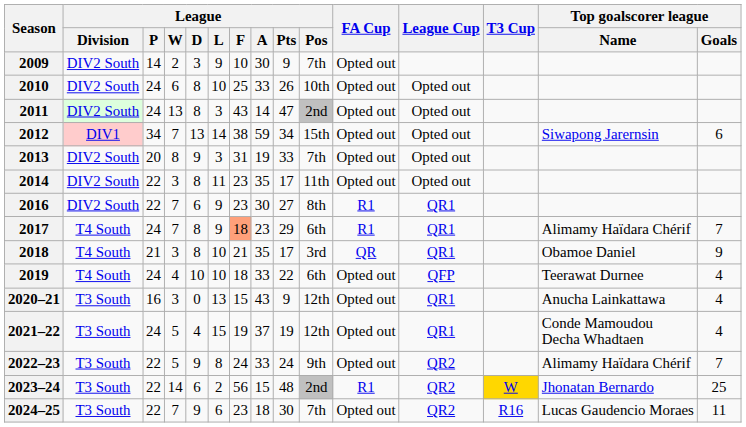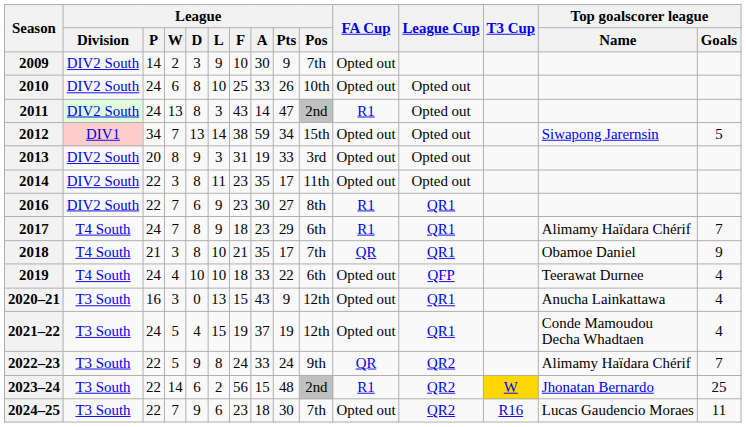(366, 110) Opted out -> (366, 110) R1
(719, 134) 6 -> (719, 134) 5
(316, 157) 7th -> (316, 157) 3rd
(240, 228) lightsalmon background -> (240, 228) no background
(316, 252) 3rd -> (316, 252) 7th
(366, 363) Opted out -> (366, 363) QR
